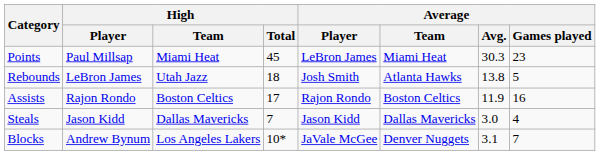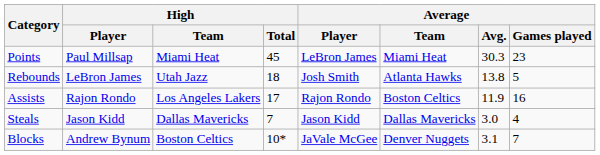(195, 98) Boston Celtics -> (208, 98) Los Angeles Lakers
(208, 139) Los Angeles Lakers -> (195, 139) Boston Celtics
